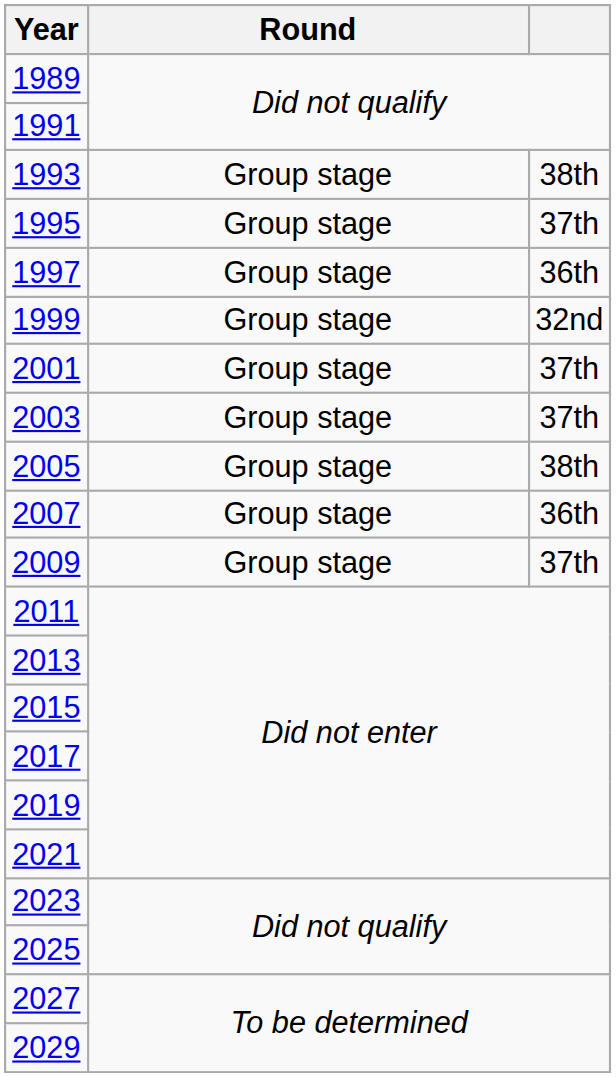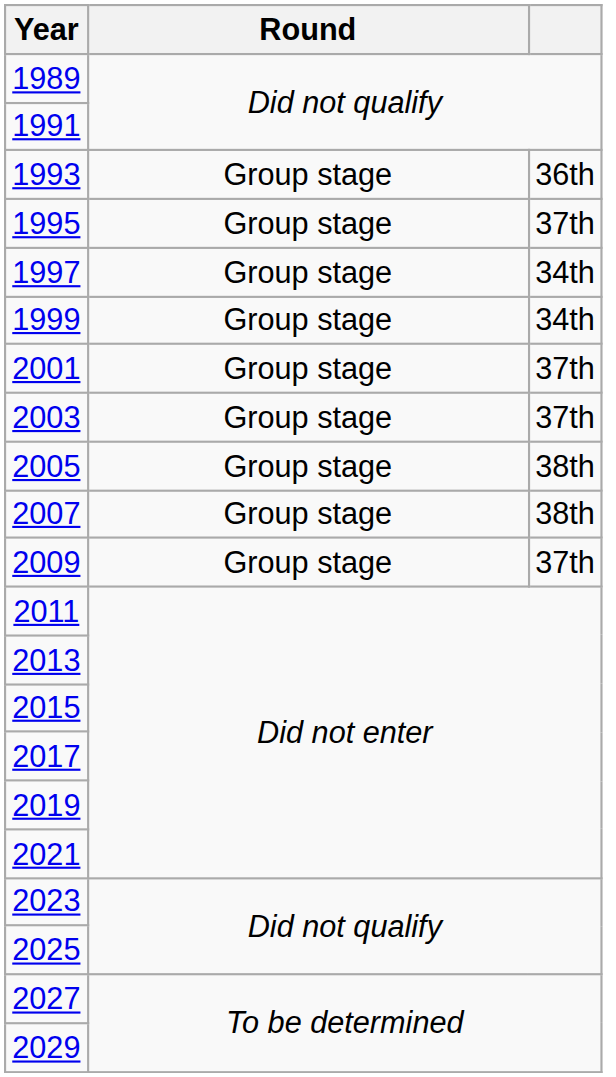(569, 175) 38th -> (565, 175) 36th
(569, 272) 36th -> (565, 272) 34th
(569, 320) 32nd -> (565, 320) 34th
(569, 514) 36th -> (565, 514) 38th
